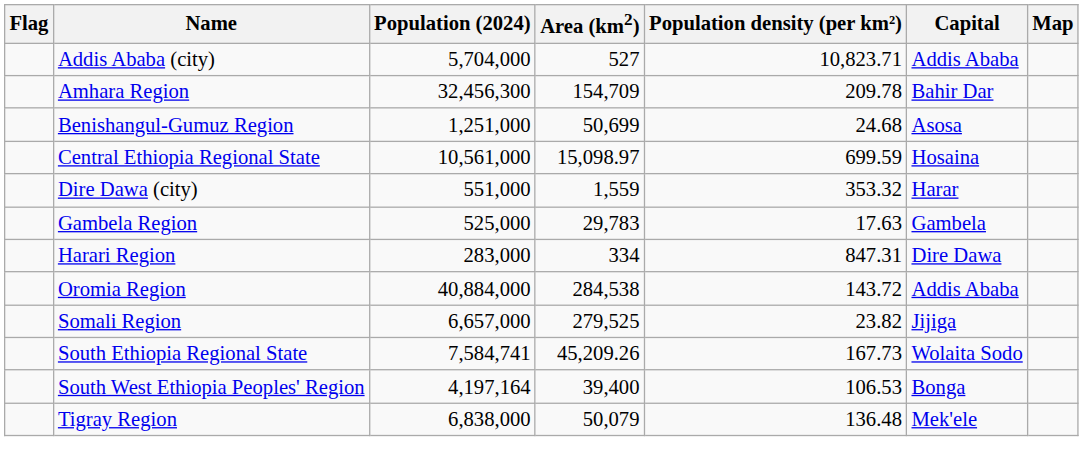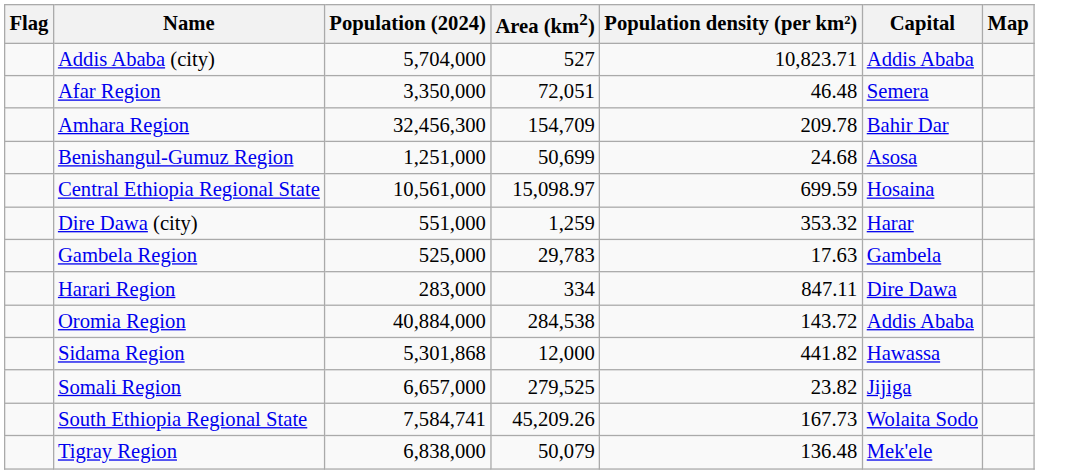+ row: (109, 91)
(616, 190) 1,559 -> (572, 222) 1,259
(874, 255) 847.31 -> (829, 288) 847.11
+ row: (121, 353)
- row: (211, 386)
